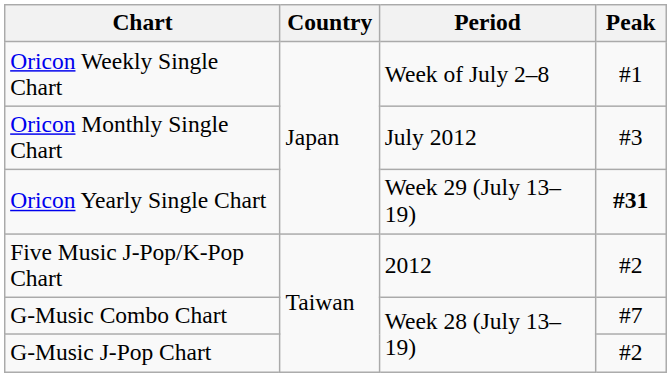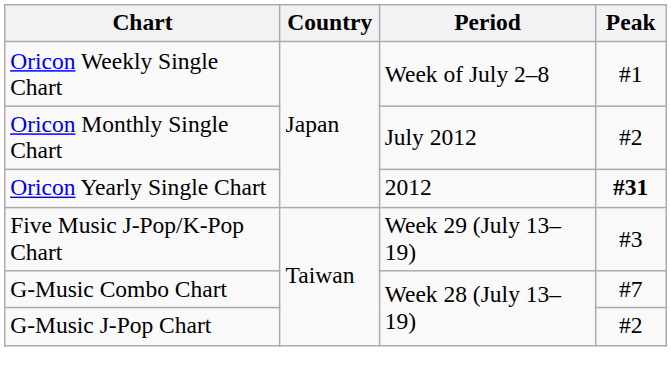(631, 137) #3 -> (631, 137) #2
(473, 201) Week 29 (July 13–19) -> (408, 187) 2012
(408, 264) 2012 -> (473, 238) Week 29 (July 13–19)
(631, 264) #2 -> (631, 238) #3
